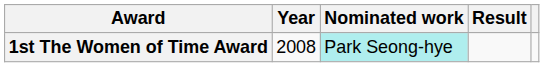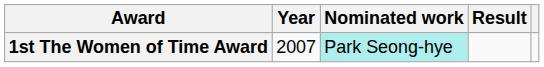(296, 47) 2008 -> (296, 47) 2007
